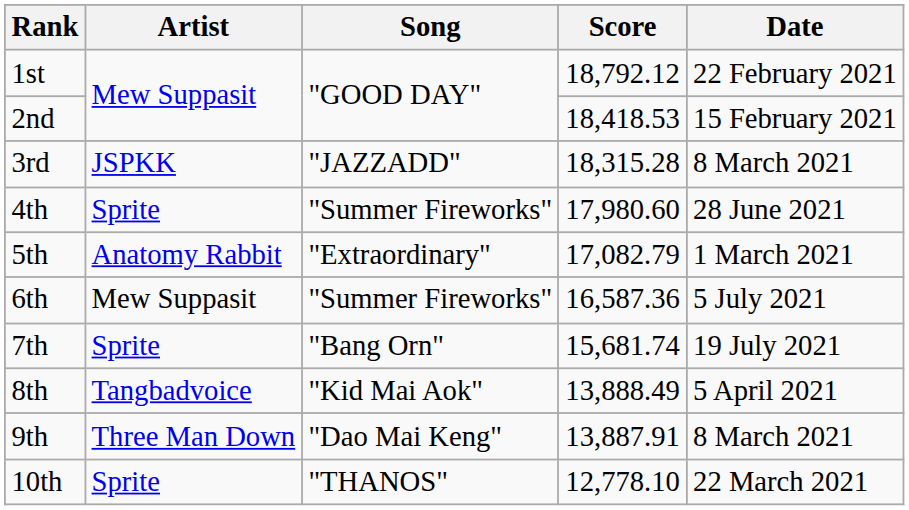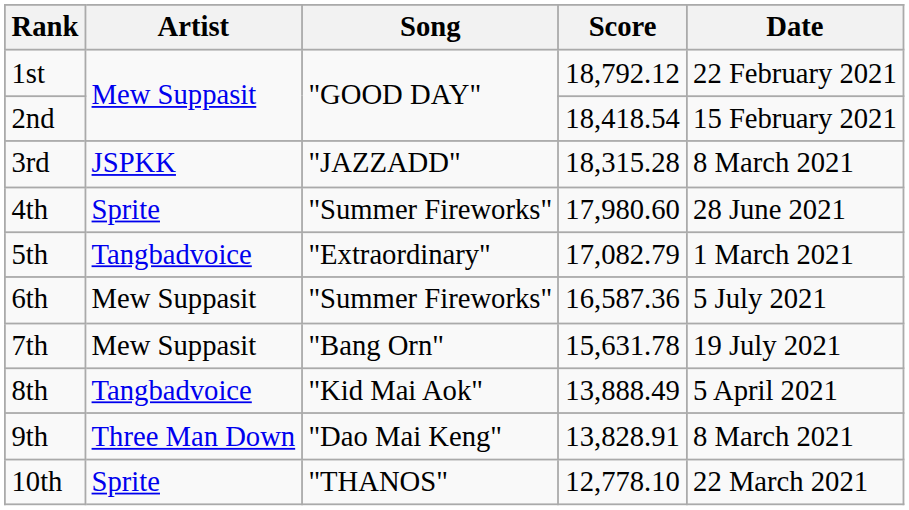(623, 118) 18,418.53 -> (623, 118) 18,418.54
(187, 254) Anatomy Rabbit -> (172, 254) Tangbadvoice
(126, 345) Sprite -> (174, 345) Mew Suppasit
(623, 345) 15,681.74 -> (623, 345) 15,631.78
(623, 436) 13,887.91 -> (623, 436) 13,828.91
